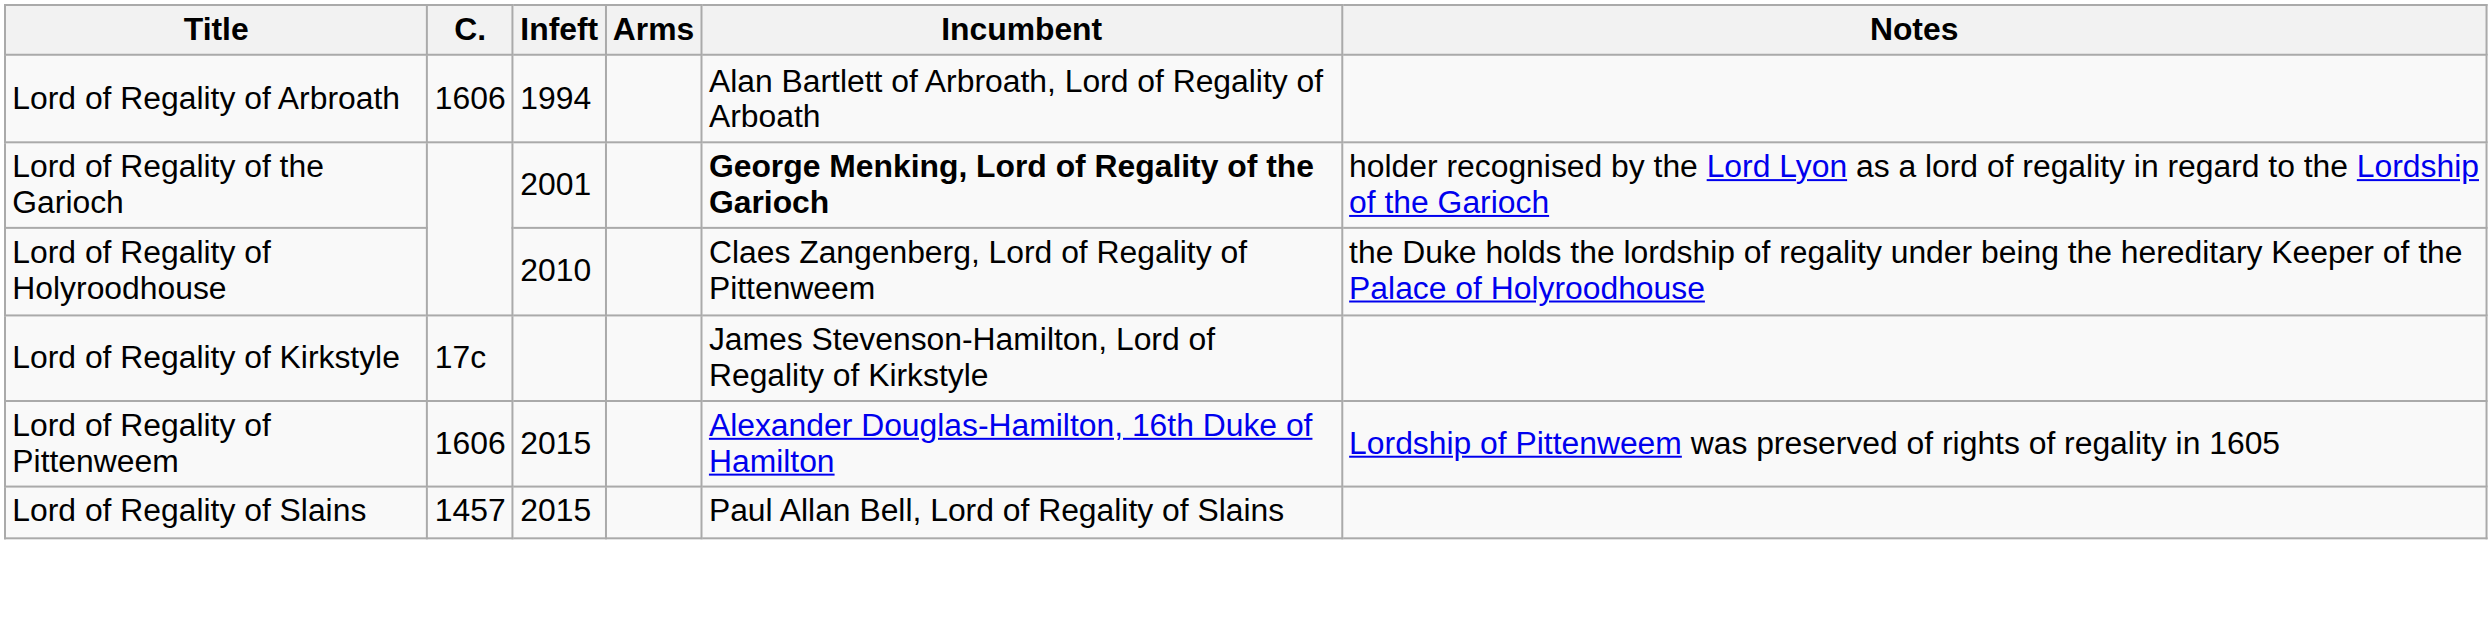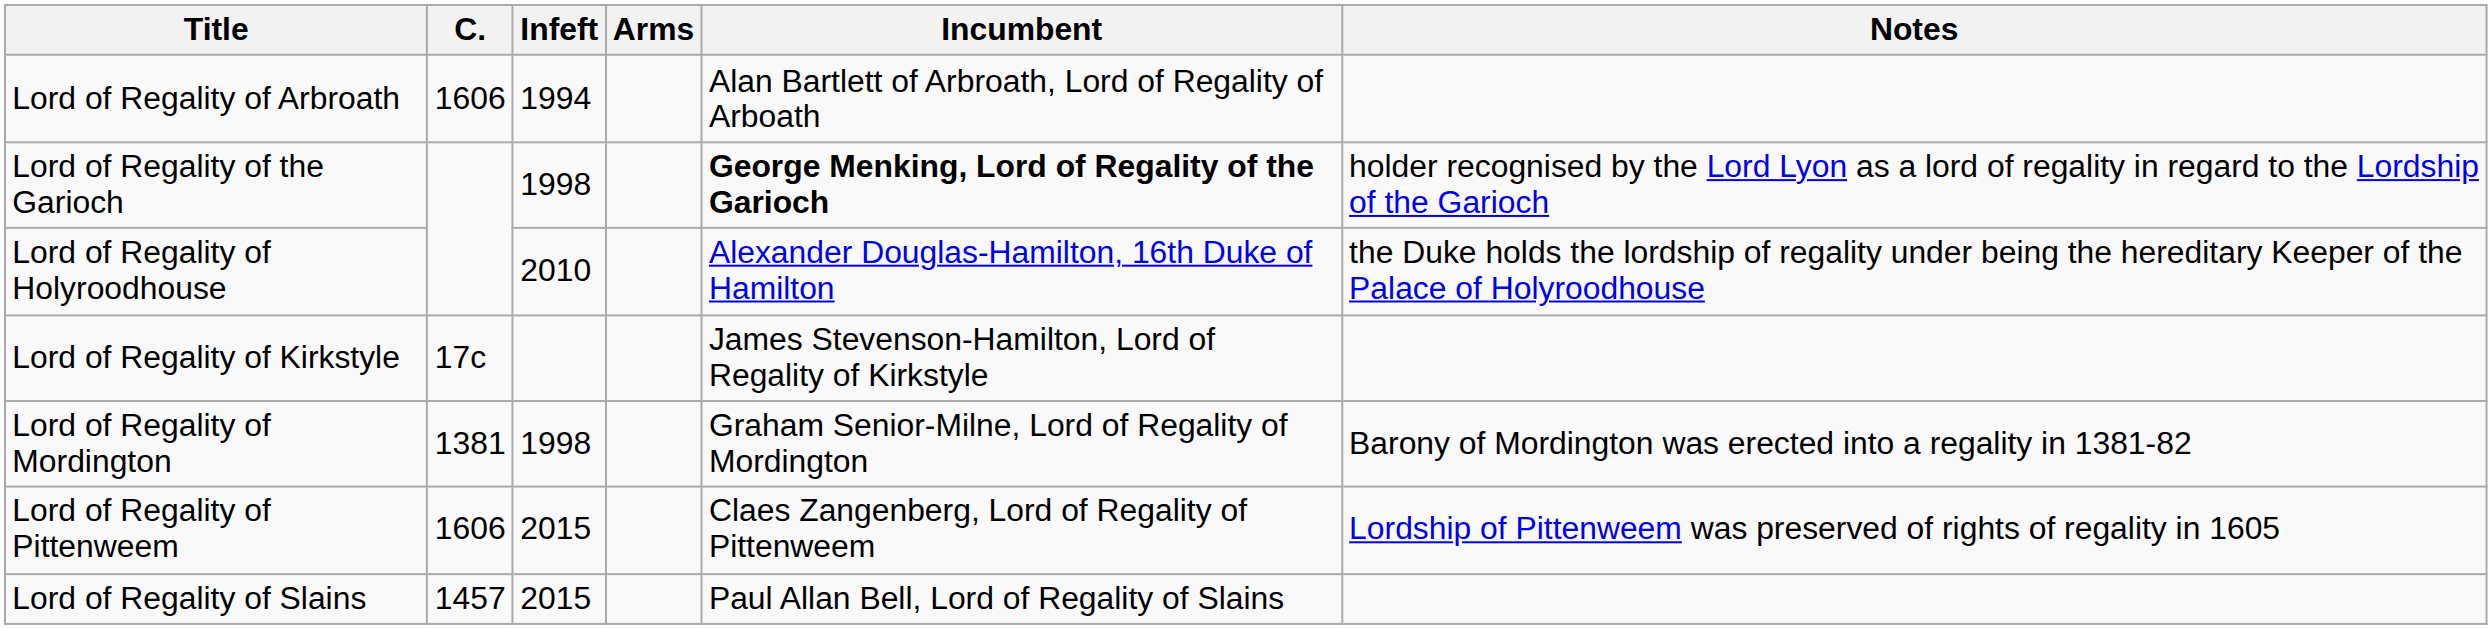(556, 184) 2001 -> (556, 184) 1998
(978, 270) Claes Zangenberg, Lord of Regality of Pittenweem -> (1011, 270) Alexander Douglas-Hamilton, 16th Duke of Hamilton
+ row: (142, 443)
(1011, 443) Alexander Douglas-Hamilton, 16th Duke of Hamilton -> (978, 529) Claes Zangenberg, Lord of Regality of Pittenweem
